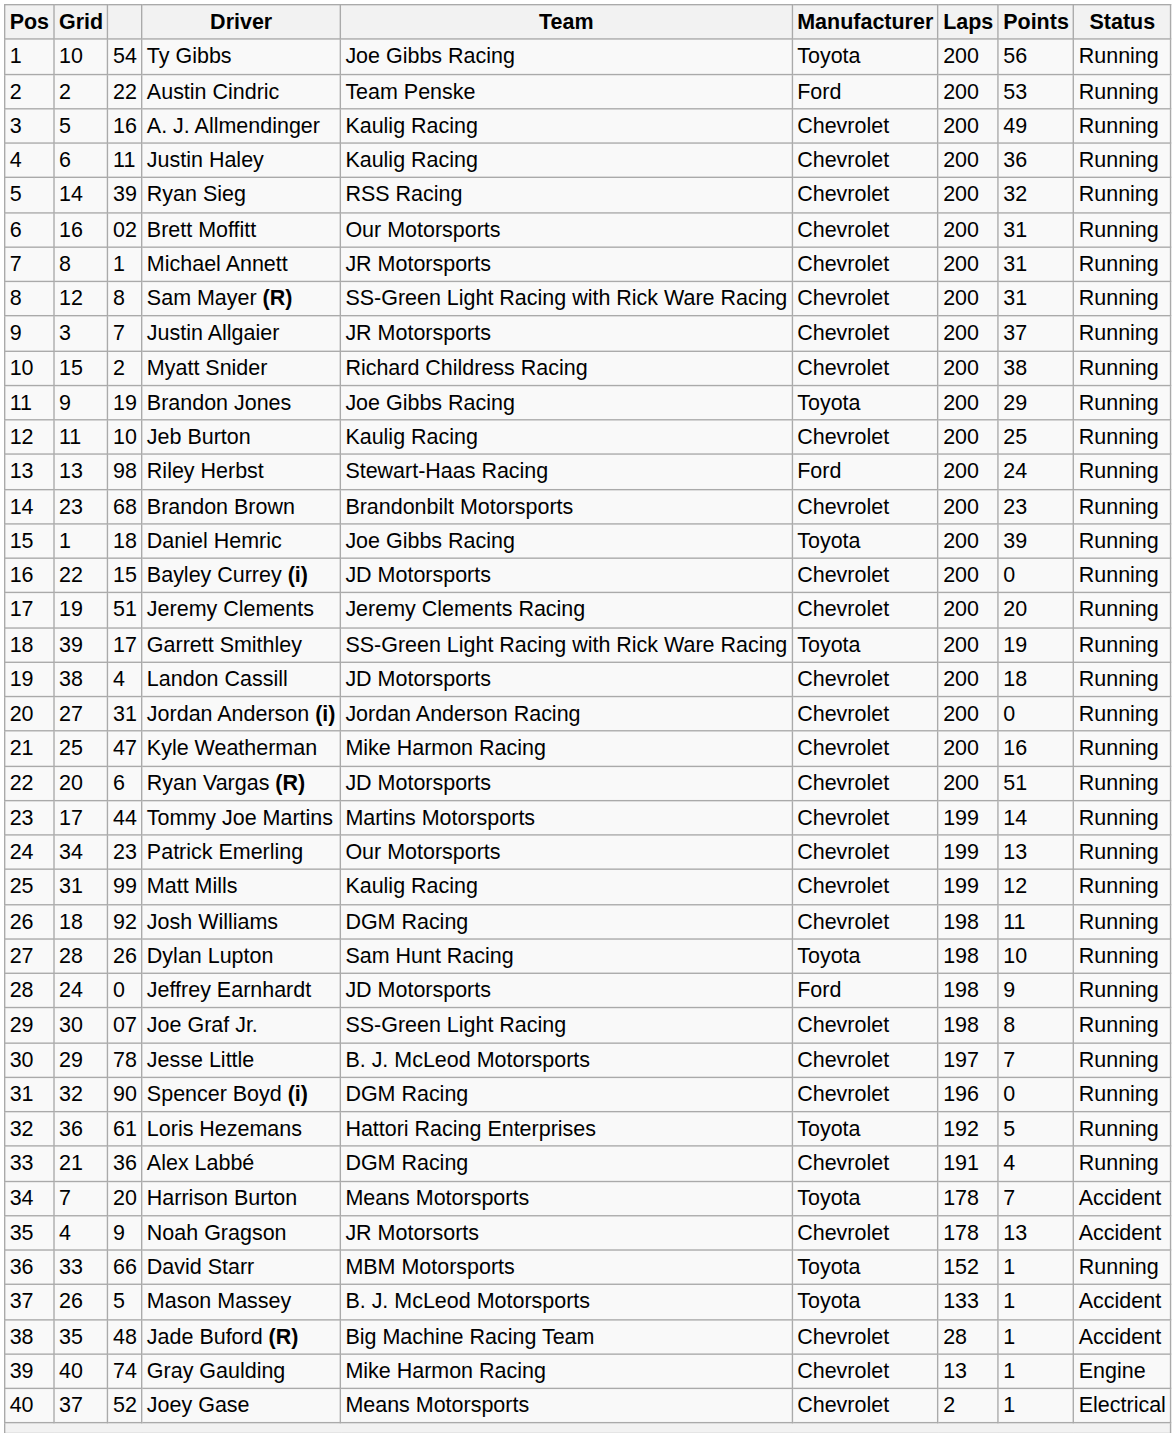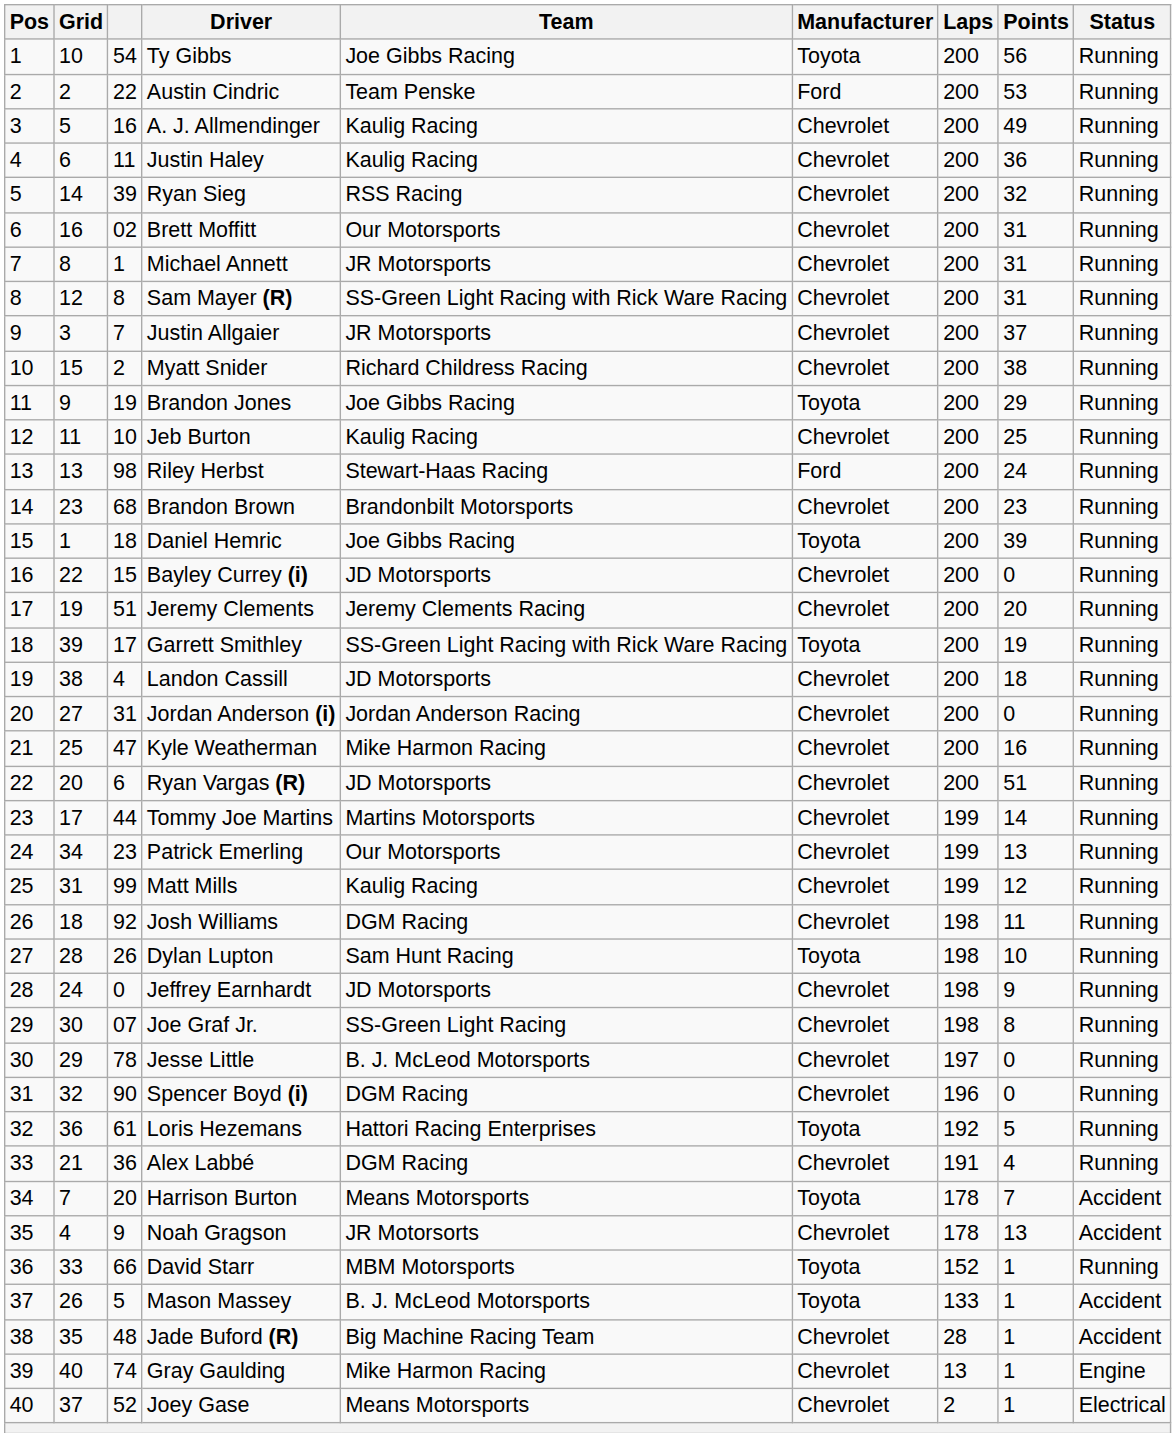(819, 990) Ford -> (843, 990) Chevrolet
(1009, 1059) 7 -> (1009, 1059) 0
